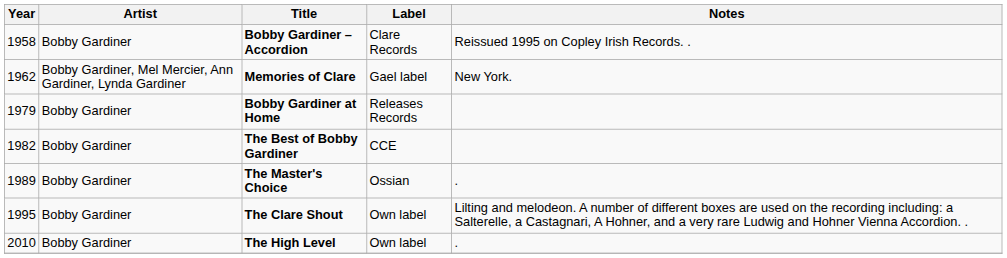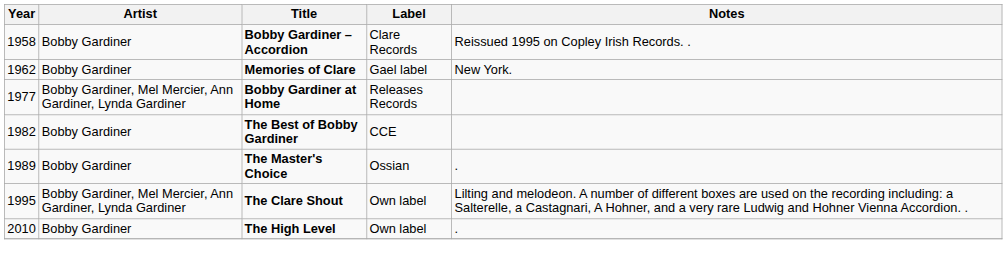(137, 76) Bobby Gardiner, Mel Mercier, Ann Gardiner, Lynda Gardiner -> (87, 69) Bobby Gardiner
(22, 111) 1979 -> (22, 97) 1977
(87, 111) Bobby Gardiner -> (137, 97) Bobby Gardiner, Mel Mercier, Ann Gardiner, Lynda Gardiner
(87, 215) Bobby Gardiner -> (137, 201) Bobby Gardiner, Mel Mercier, Ann Gardiner, Lynda Gardiner
